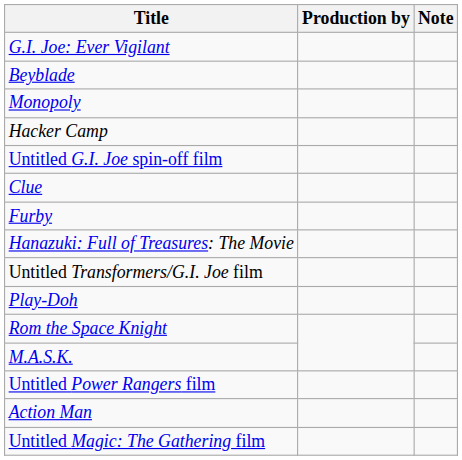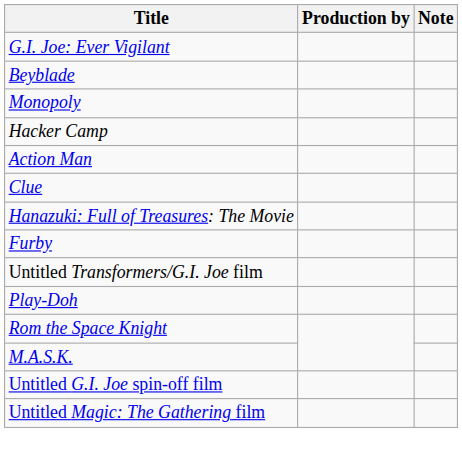rows swapped: (50, 412) <-> (116, 159)
rows swapped: (30, 215) <-> (151, 243)
- row: (112, 384)
